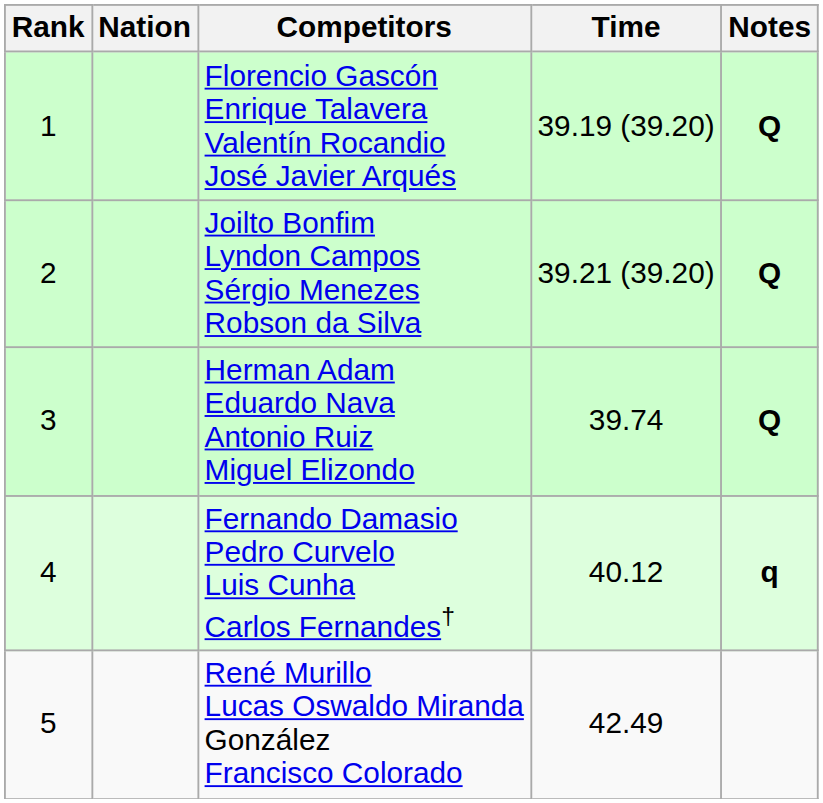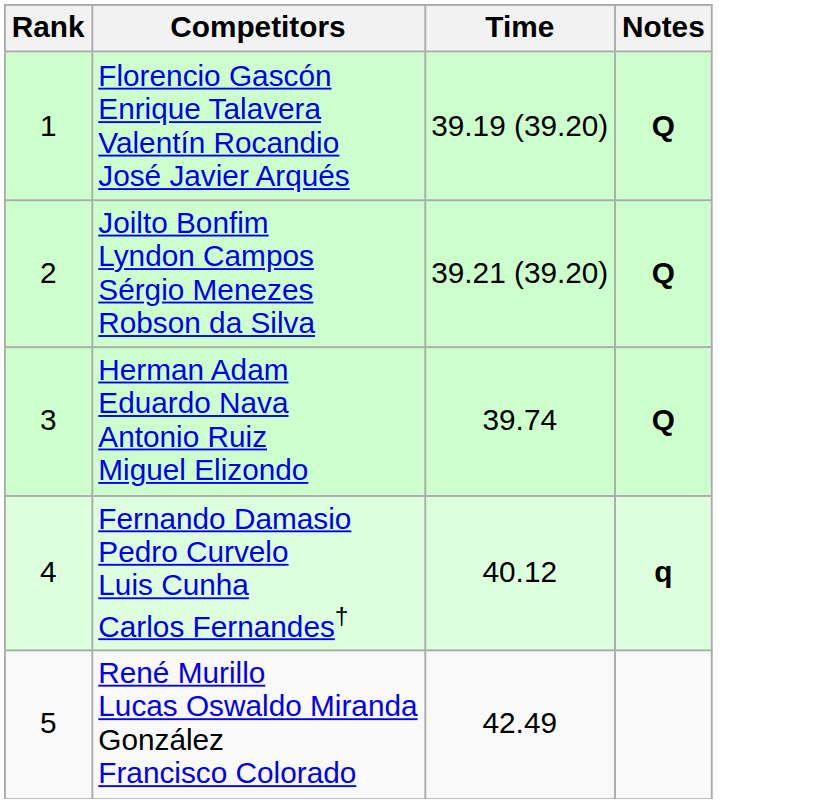- column: (145, 28)
